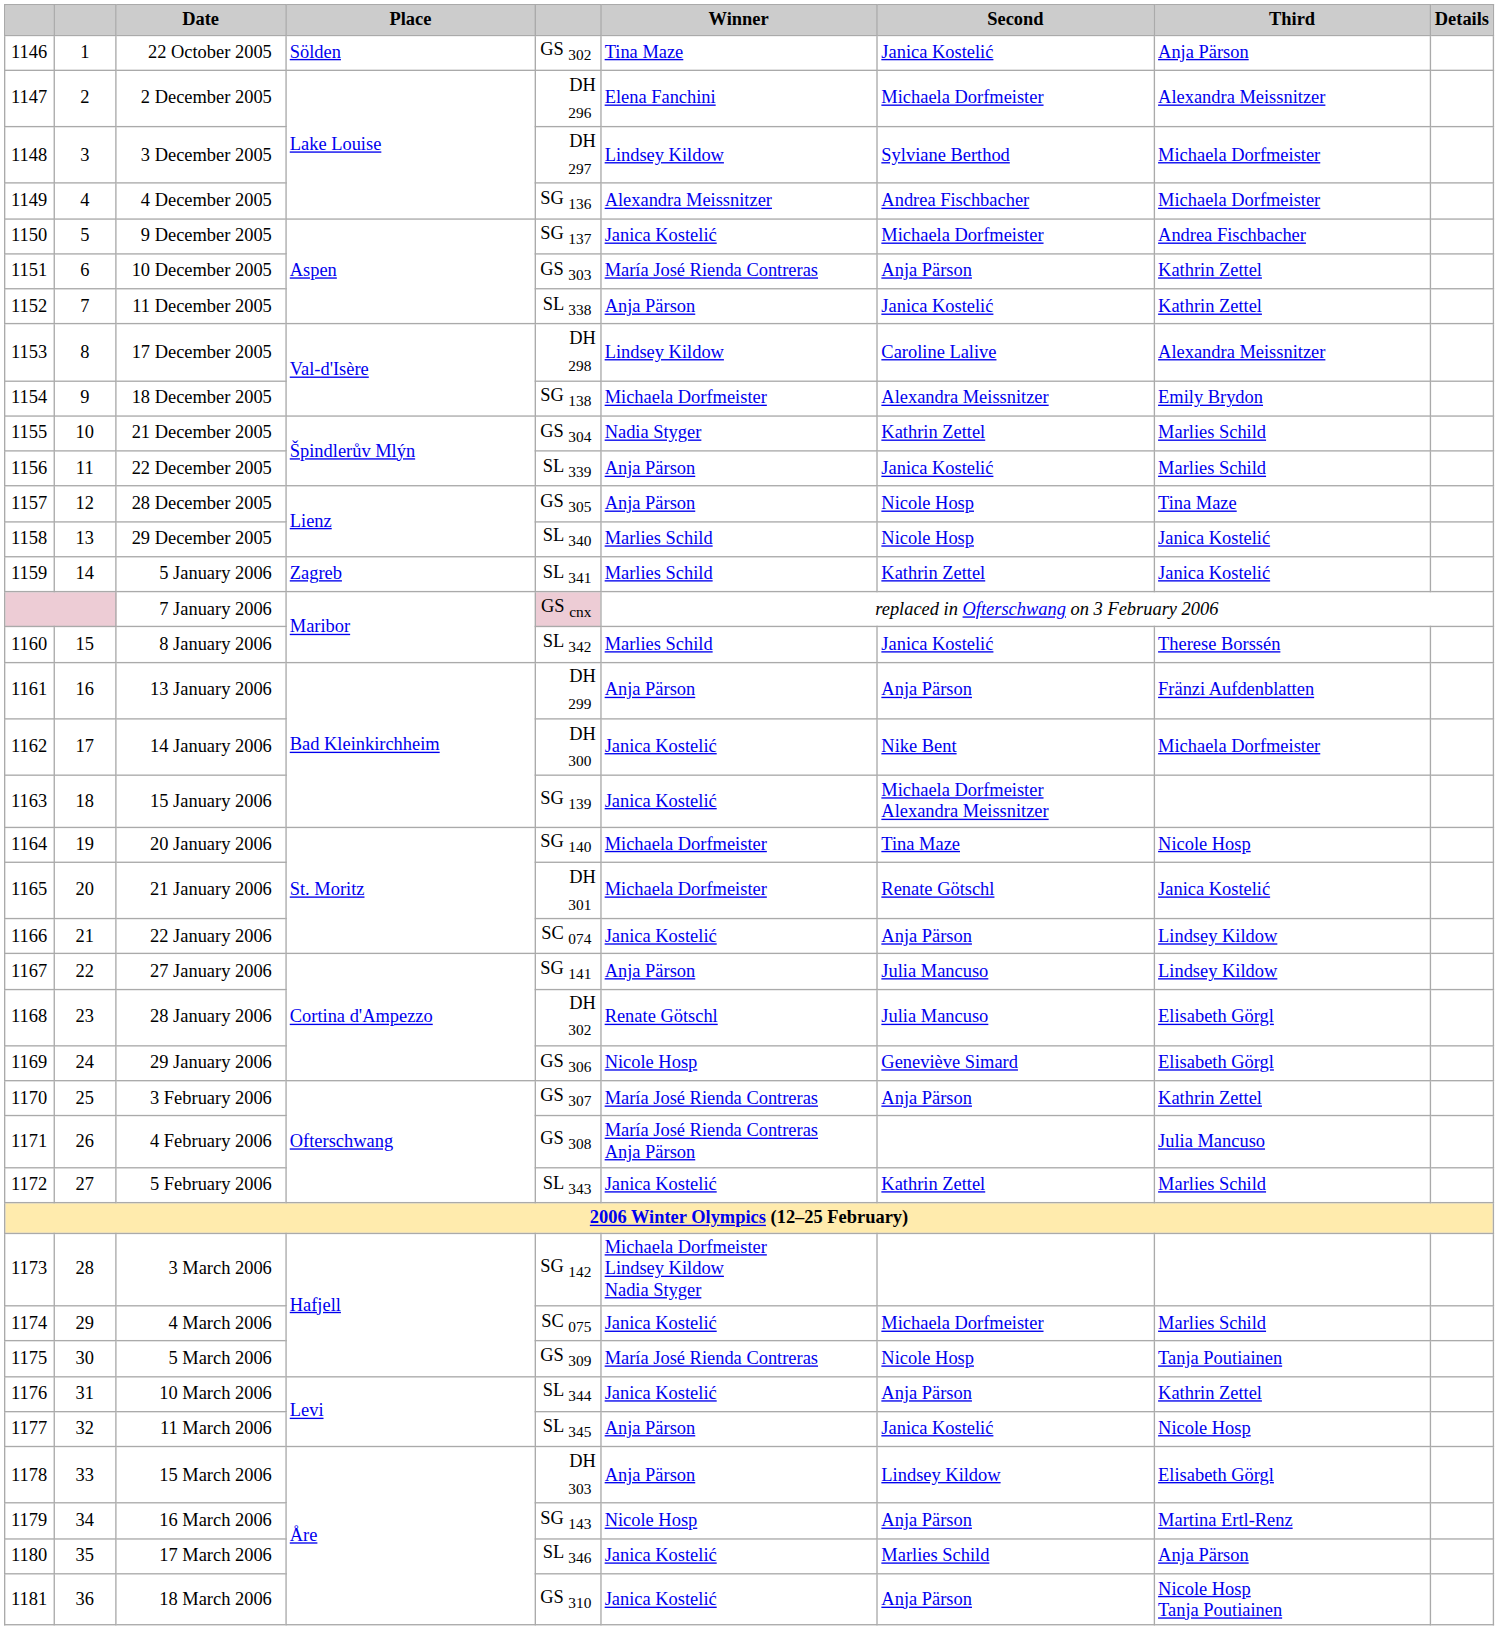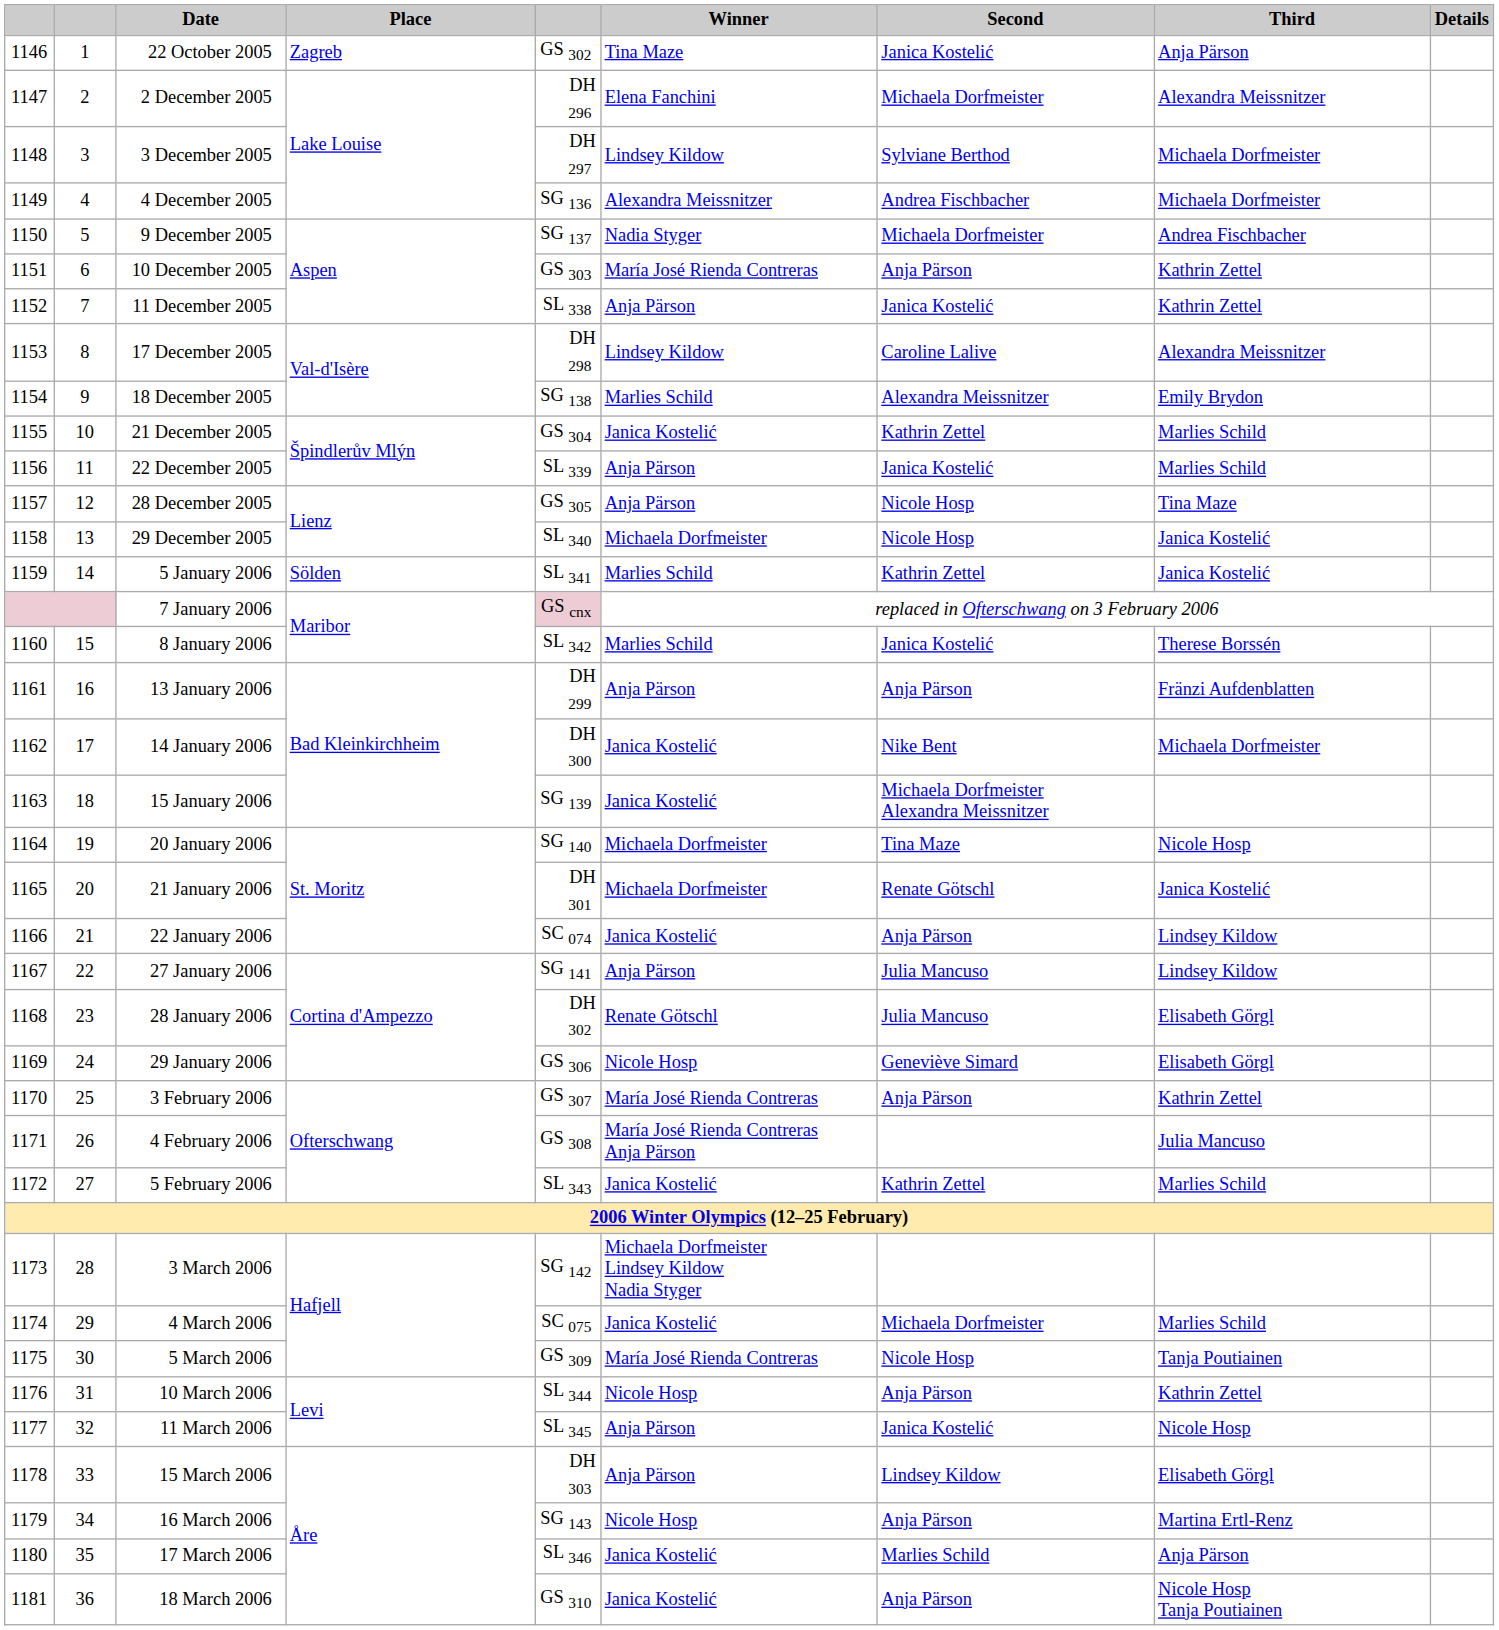(315, 51) Sölden -> (316, 51) Zagreb
(661, 235) Janica Kostelić -> (653, 235) Nadia Styger
(686, 397) Michaela Dorfmeister -> (659, 397) Marlies Schild
(653, 432) Nadia Styger -> (661, 432) Janica Kostelić
(659, 538) Marlies Schild -> (686, 538) Michaela Dorfmeister
(316, 573) Zagreb -> (315, 573) Sölden
(661, 1393) Janica Kostelić -> (651, 1393) Nicole Hosp
